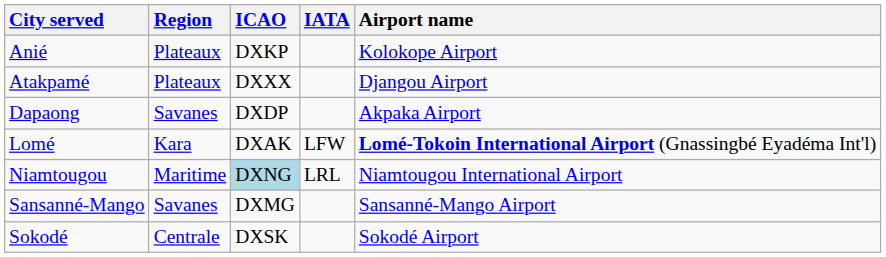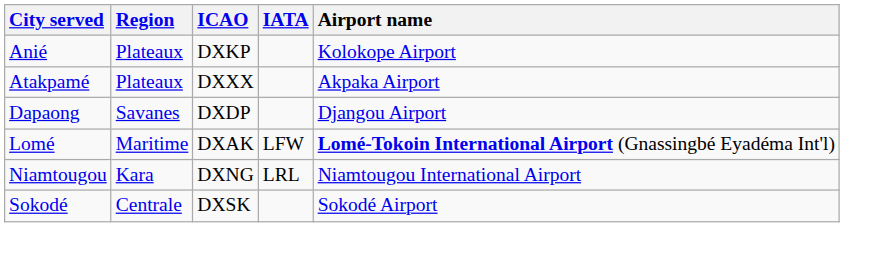(423, 81) Djangou Airport -> (379, 81) Akpaka Airport
(420, 112) Akpaka Airport -> (382, 112) Djangou Airport
(173, 143) Kara -> (152, 143) Maritime
(190, 174) Maritime -> (135, 174) Kara
(263, 174) lightblue background -> (226, 174) no background
- row: (77, 205)
